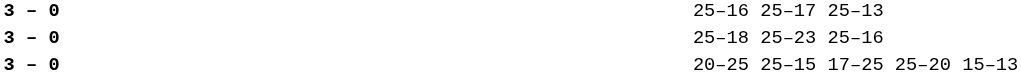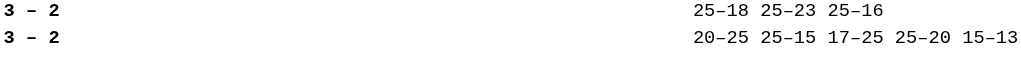- row: (788, 11)
(32, 38) 3 – 0 -> (32, 11) 3 – 2
(32, 66) 3 – 0 -> (32, 38) 3 – 2
